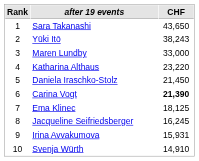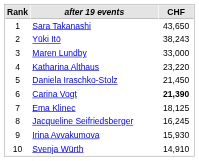(176, 135) 15,931 -> (176, 135) 15,930
